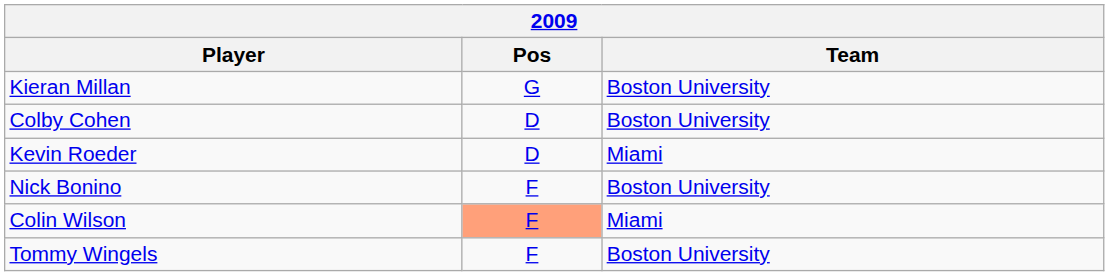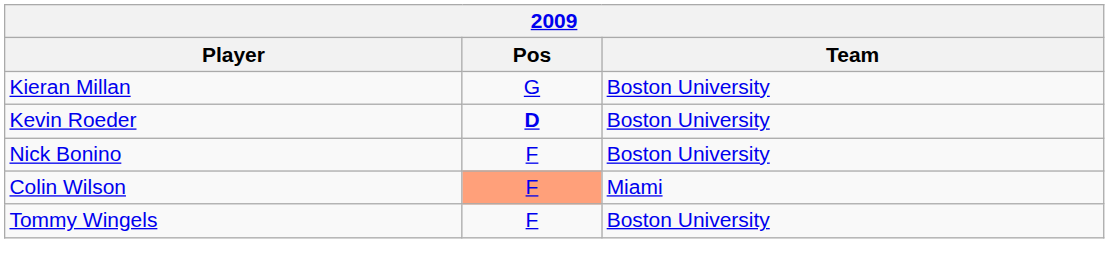- row: (70, 120)
(532, 154) normal -> (532, 120) bold
(635, 154) Miami -> (688, 120) Boston University
